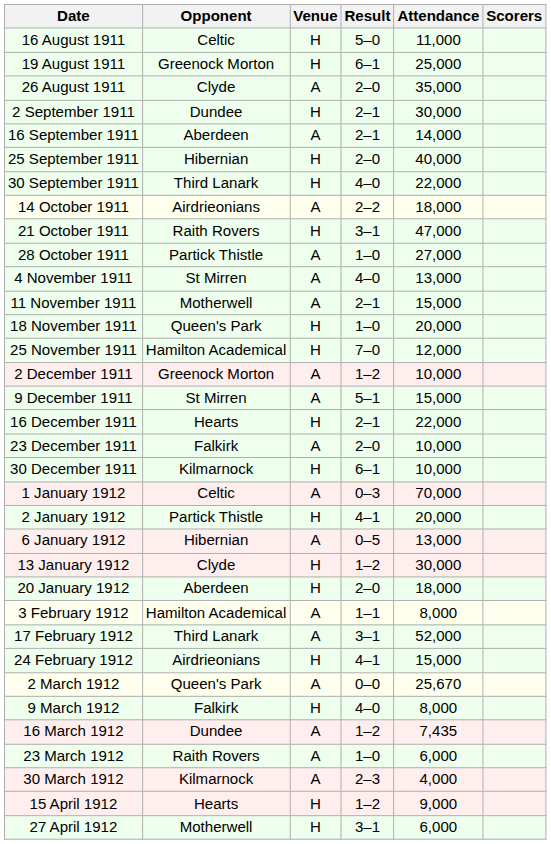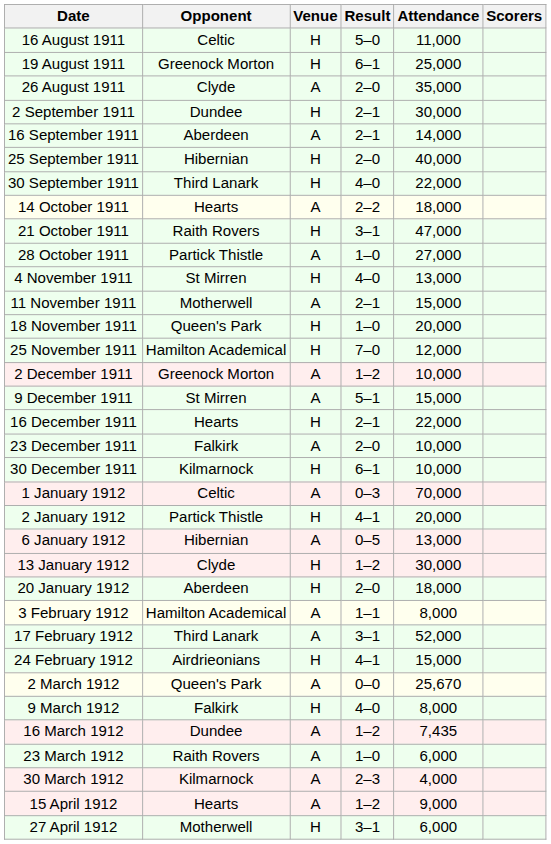(216, 207) Airdrieonians -> (216, 207) Hearts
(315, 278) A -> (315, 278) H
(315, 803) H -> (315, 803) A
